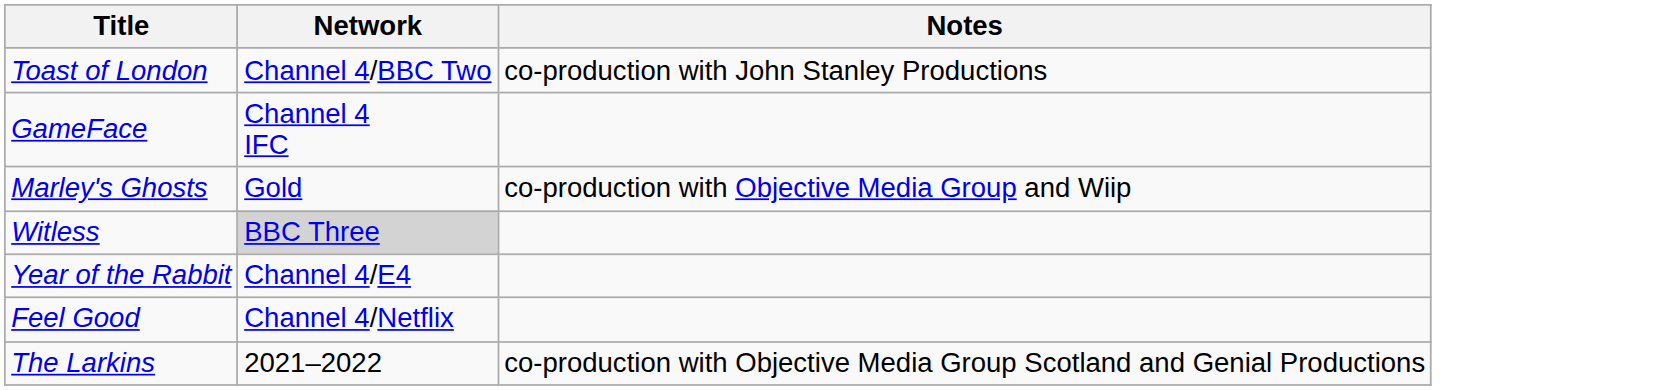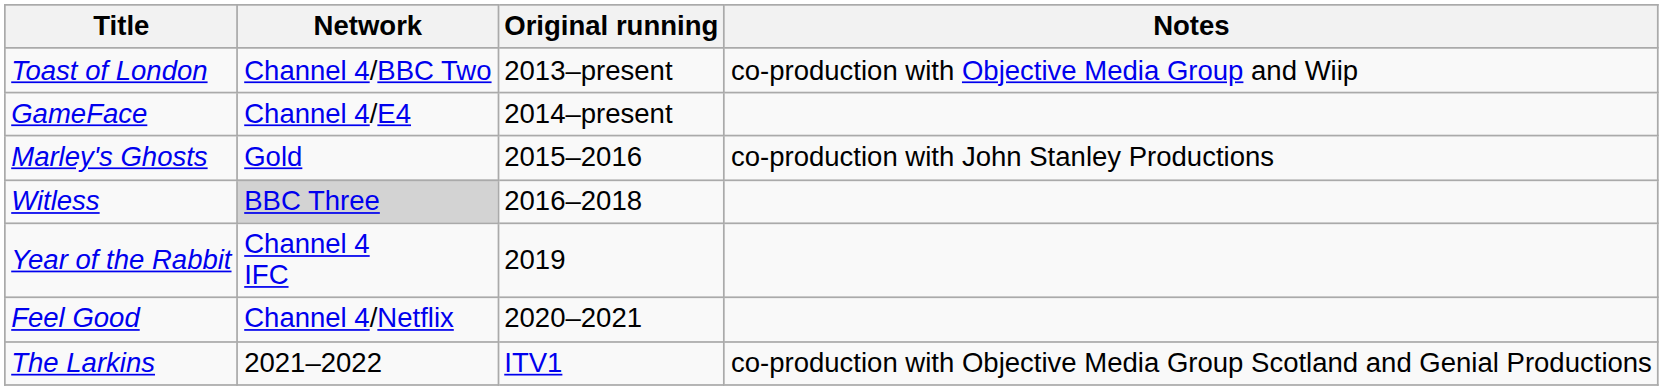+ column: (611, 26)
(776, 69) co-production with John Stanley Productions -> (1045, 69) co-production with Objective Media Group and Wiip
(307, 129) Channel 4 IFC -> (328, 113) Channel 4/E4
(818, 188) co-production with Objective Media Group and Wiip -> (1003, 157) co-production with John Stanley Productions
(328, 275) Channel 4/E4 -> (307, 260) Channel 4 IFC
